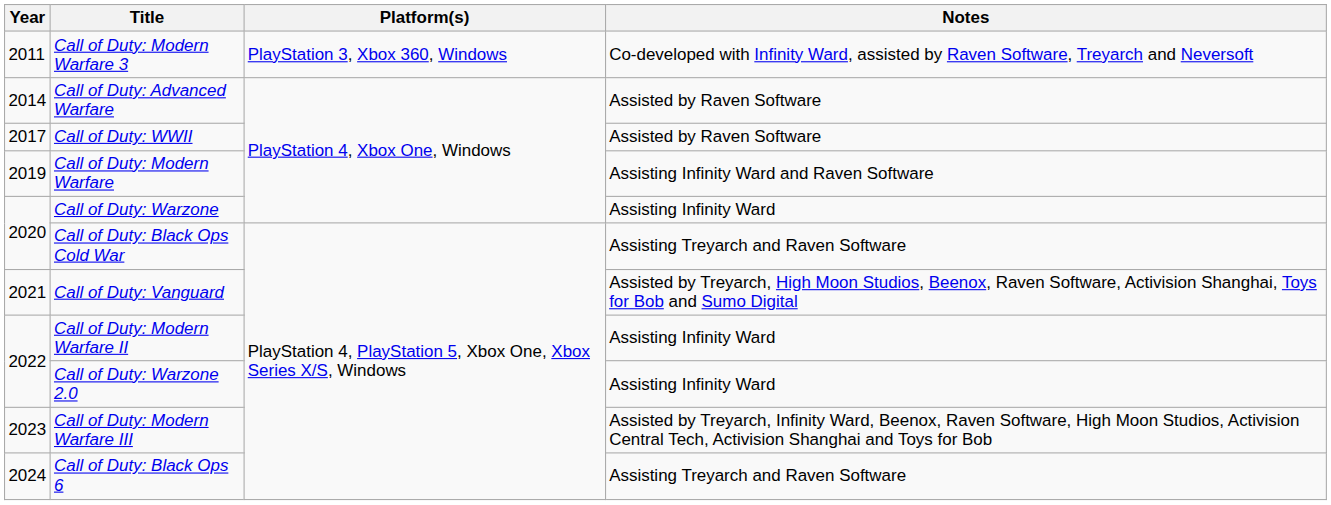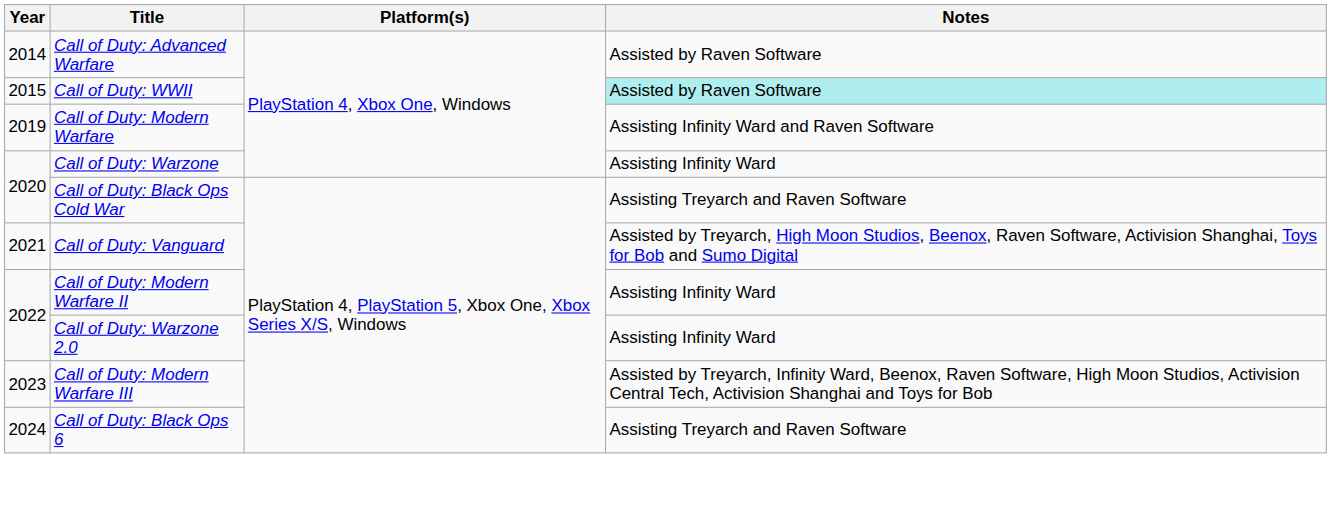- row: (131, 54)
(27, 136) 2017 -> (27, 90) 2015
(715, 136) no background -> (715, 90) paleturquoise background
